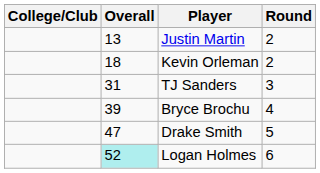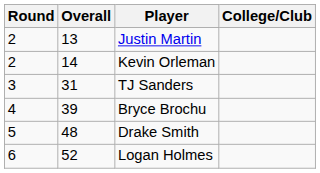columns swapped: (289, 16) <-> (53, 16)
(113, 62) 18 -> (69, 62) 14
(113, 132) 47 -> (69, 132) 48
(113, 156) paleturquoise background -> (69, 156) no background
